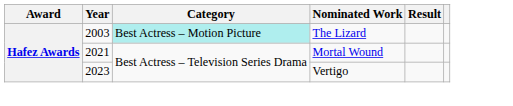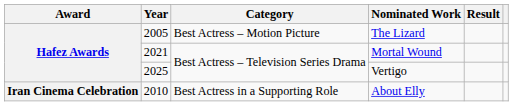(97, 33) 2003 -> (156, 33) 2005
(188, 33) paleturquoise background -> (247, 33) no background
(97, 71) 2023 -> (156, 71) 2025
+ row: (398, 91)
